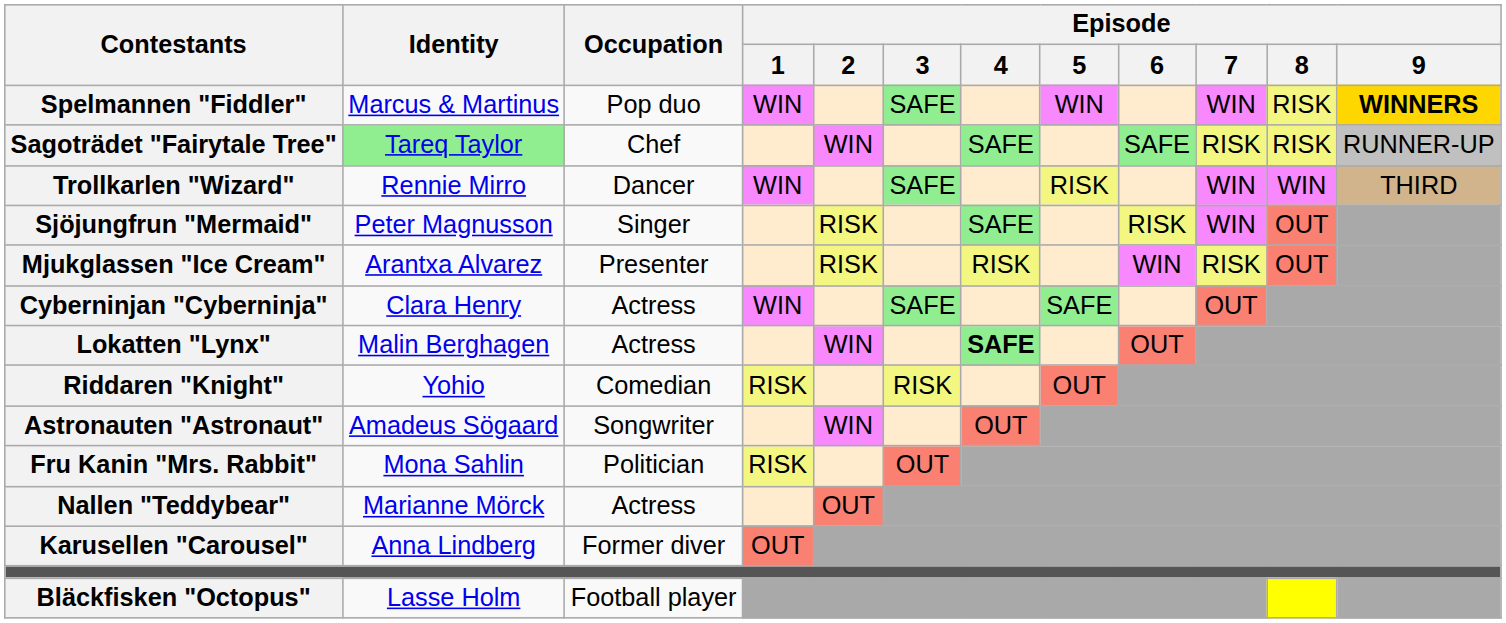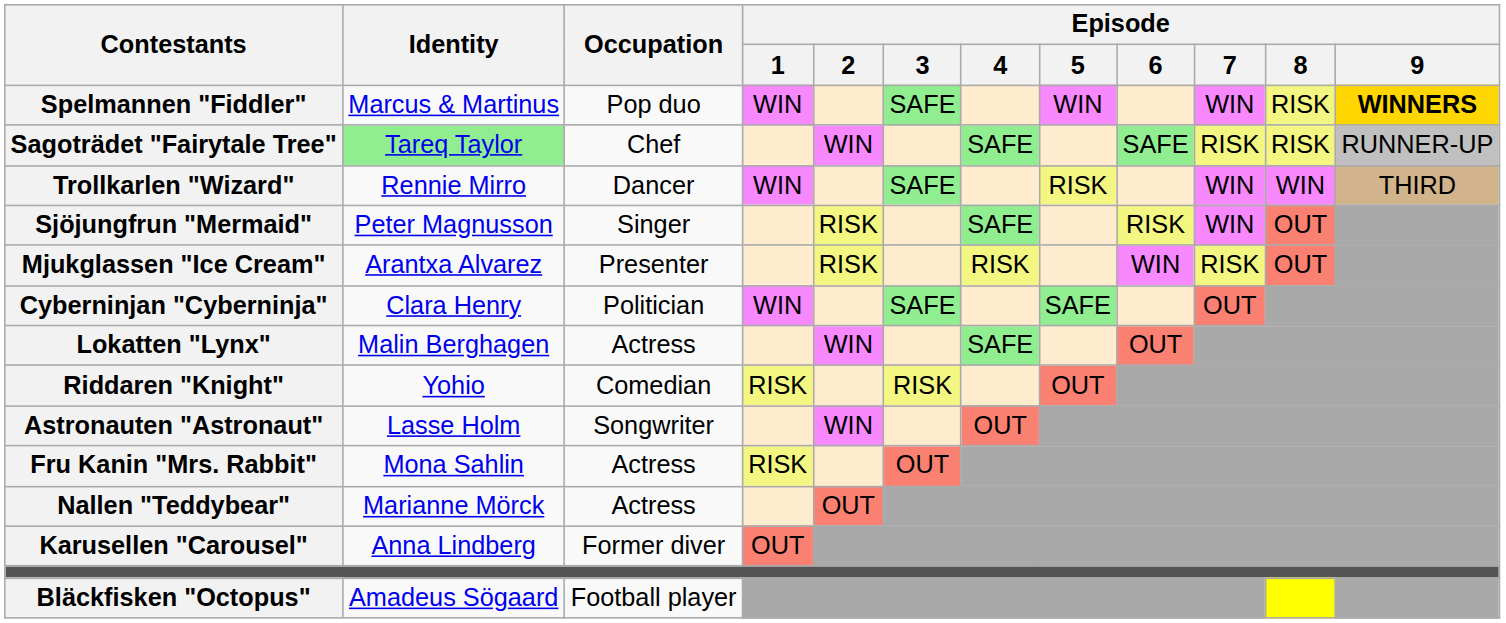(654, 305) Actress -> (654, 305) Politician
(1001, 345) bold -> (1000, 345) normal
(454, 425) Amadeus Sögaard -> (454, 425) Lasse Holm
(654, 465) Politician -> (654, 465) Actress
(454, 597) Lasse Holm -> (454, 597) Amadeus Sögaard
